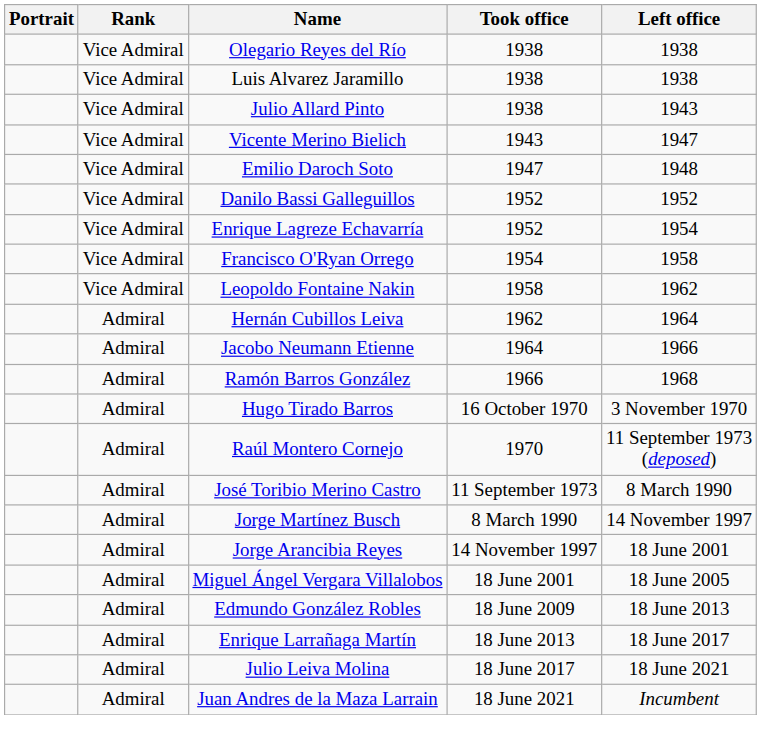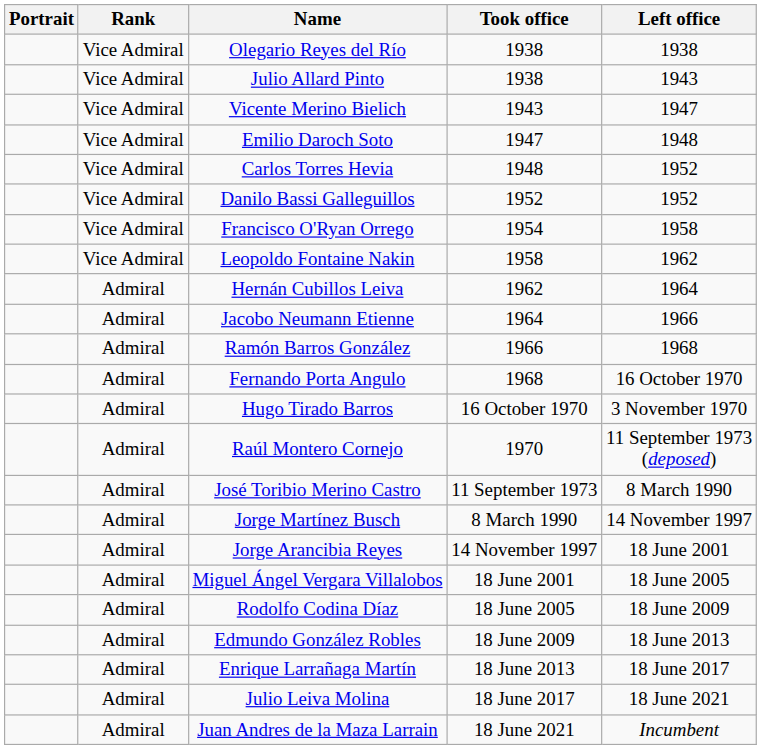- row: (317, 79)
+ row: (317, 169)
- row: (317, 229)
+ row: (317, 378)
+ row: (317, 609)
